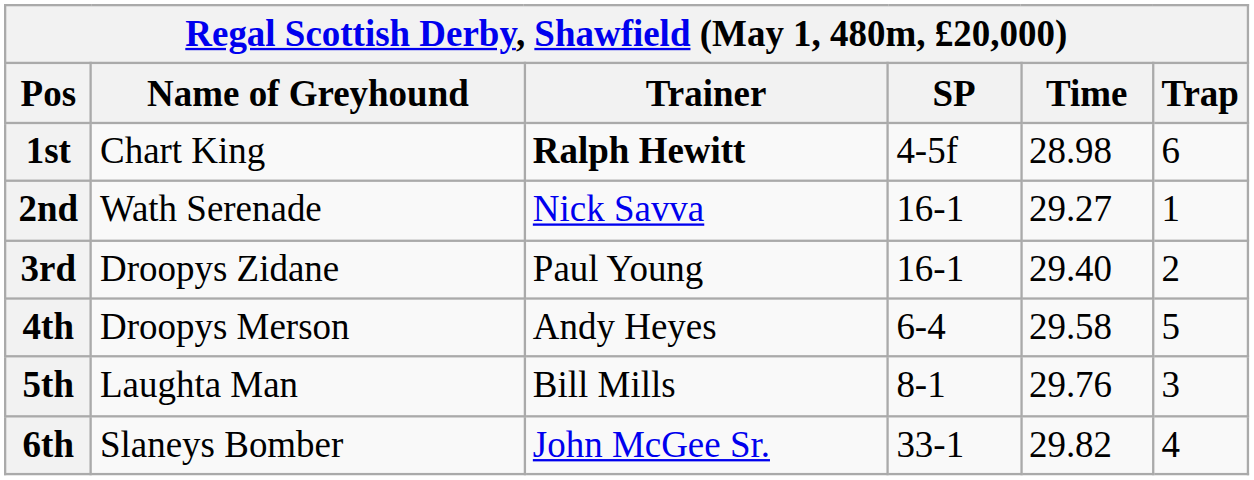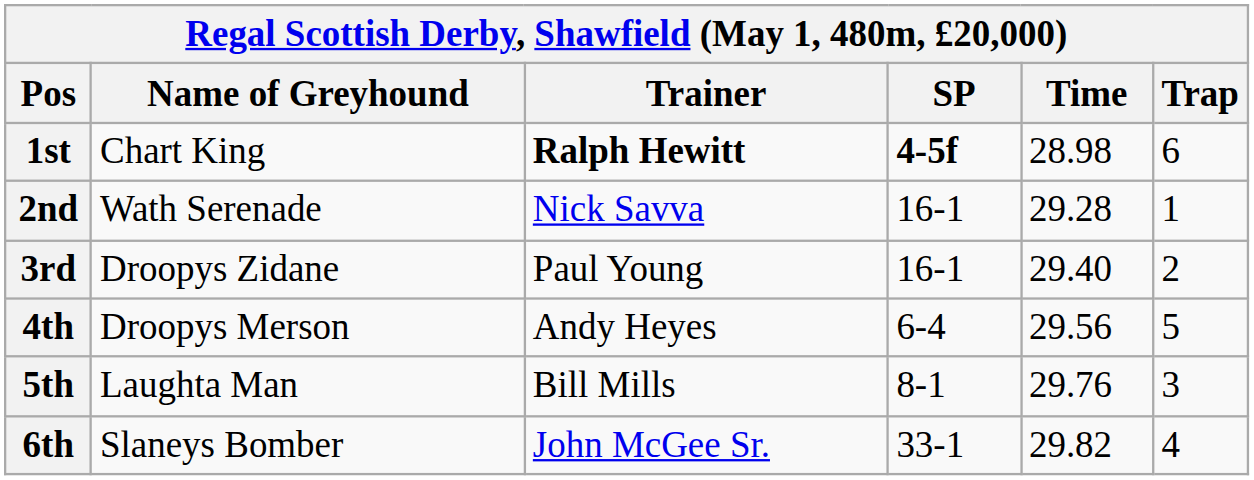(927, 151) normal -> (927, 151) bold
(1070, 209) 29.27 -> (1070, 209) 29.28
(1070, 326) 29.58 -> (1070, 326) 29.56
